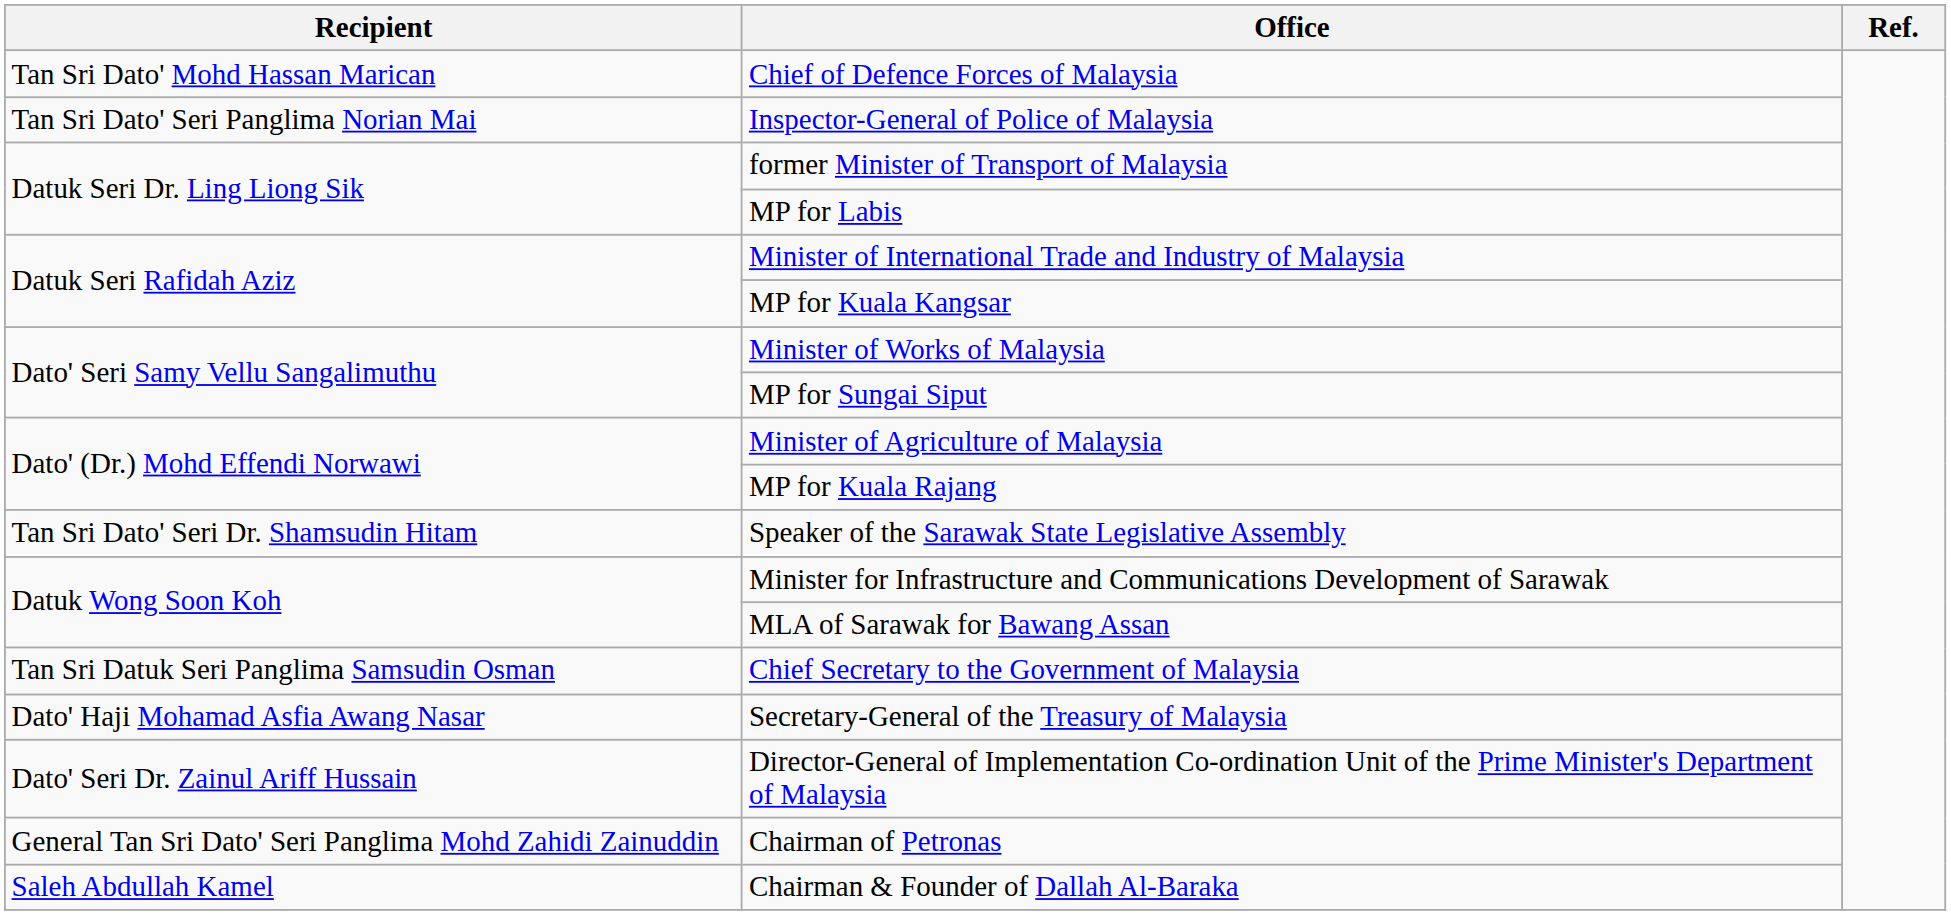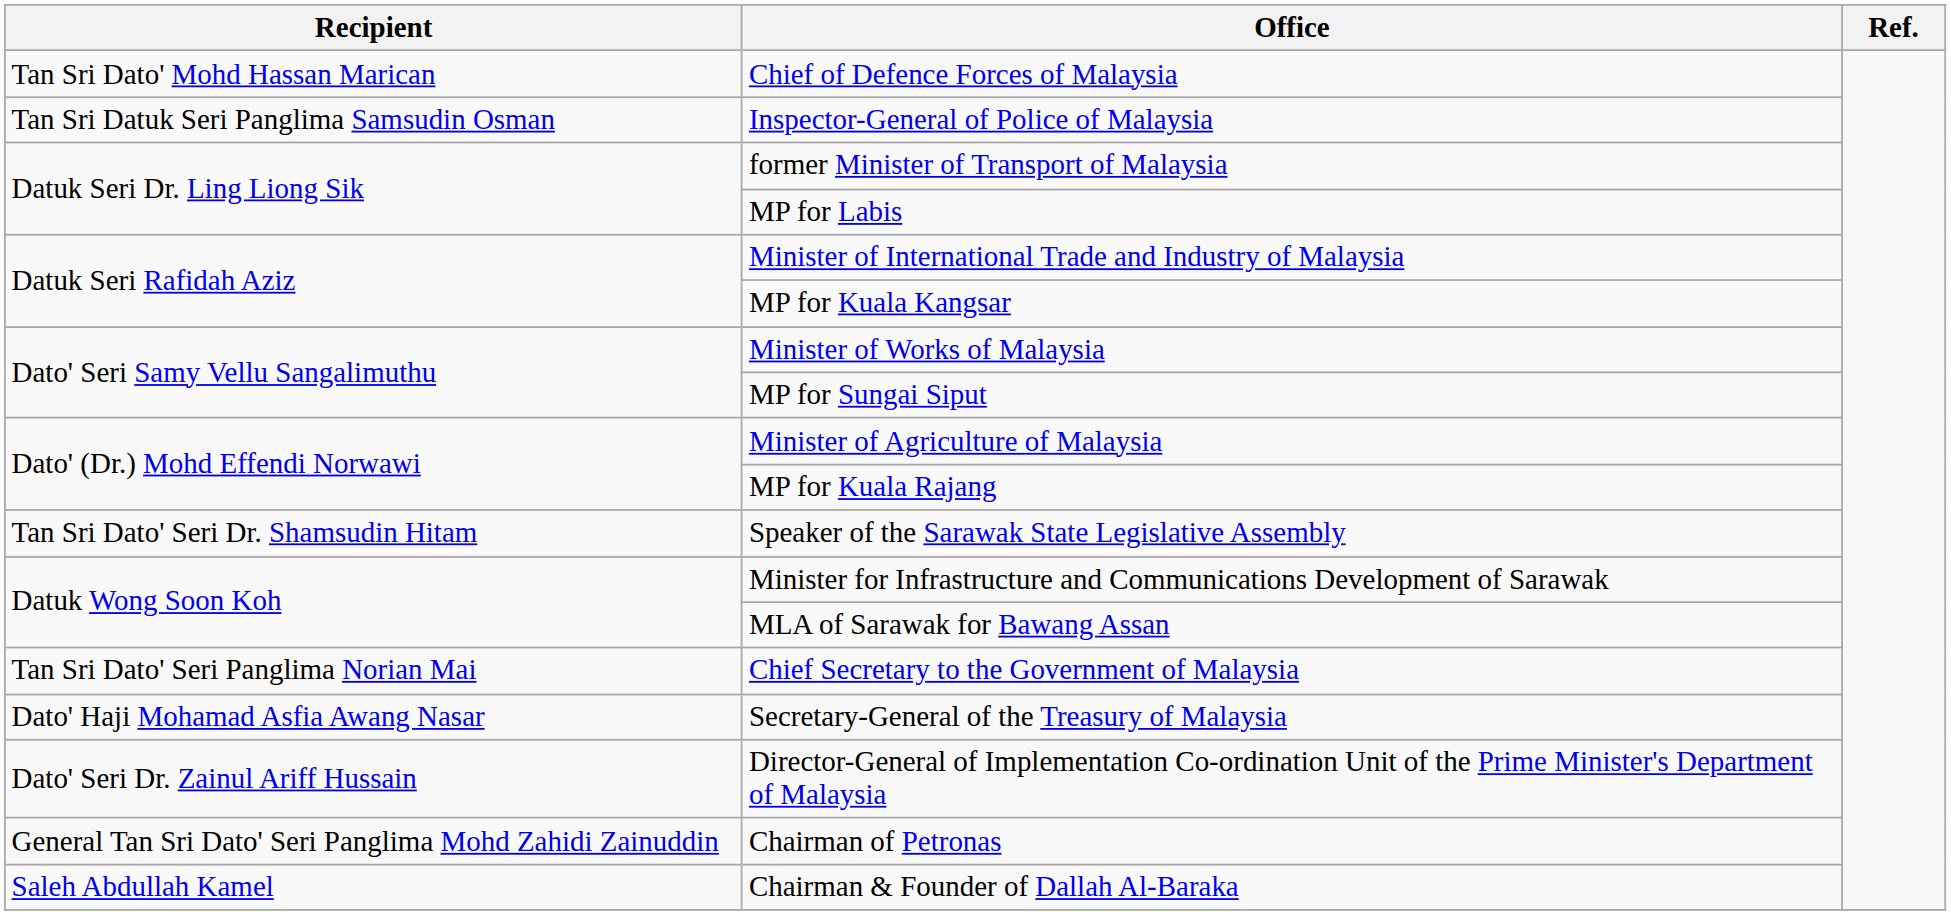(244, 119) Tan Sri Dato' Seri Panglima Norian Mai -> (283, 119) Tan Sri Datuk Seri Panglima Samsudin Osman
(283, 670) Tan Sri Datuk Seri Panglima Samsudin Osman -> (244, 670) Tan Sri Dato' Seri Panglima Norian Mai
